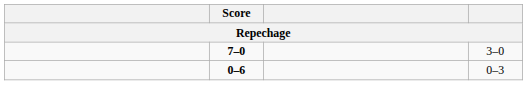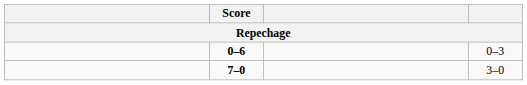rows swapped: (236, 70) <-> (236, 51)
